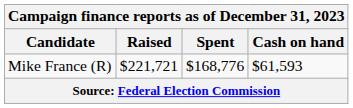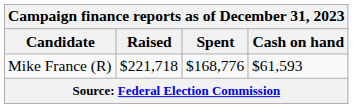(149, 66) $221,721 -> (149, 66) $221,718
